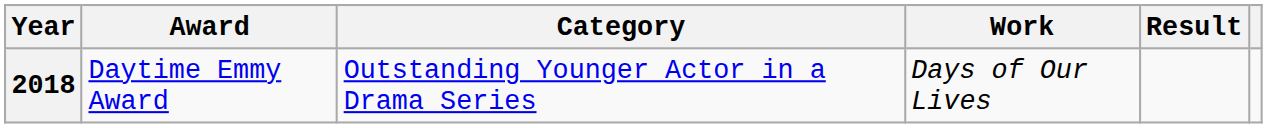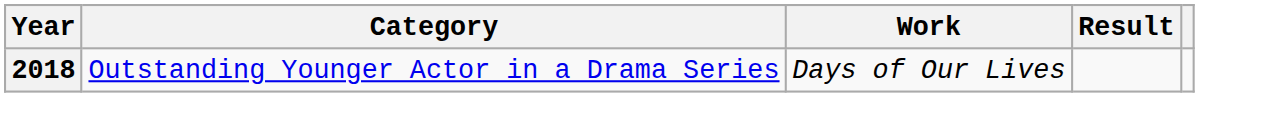- column: (210, 27)
